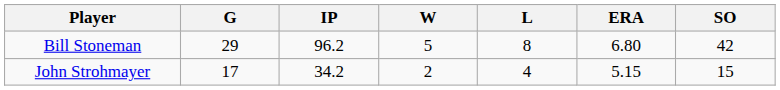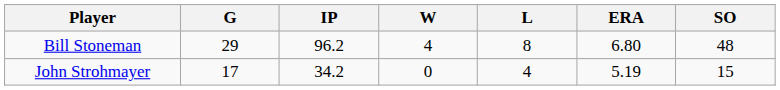(428, 44) 5 -> (428, 44) 4
(725, 44) 42 -> (725, 44) 48
(428, 71) 2 -> (428, 71) 0
(626, 71) 5.15 -> (626, 71) 5.19
